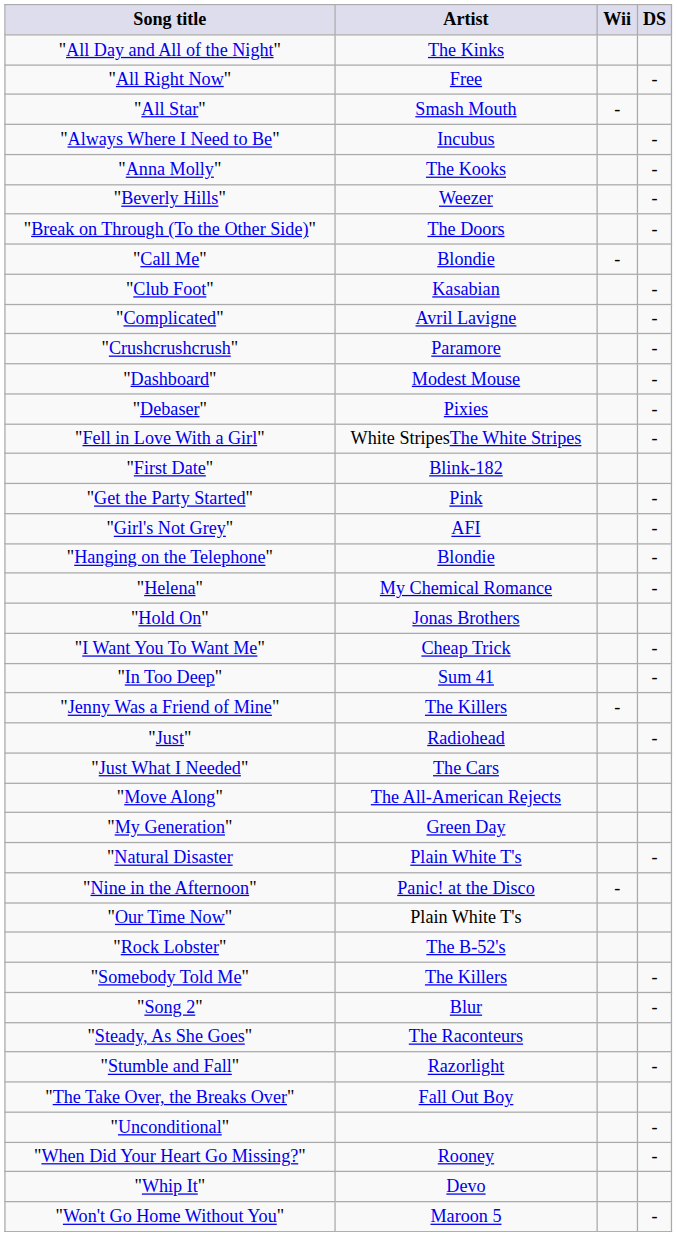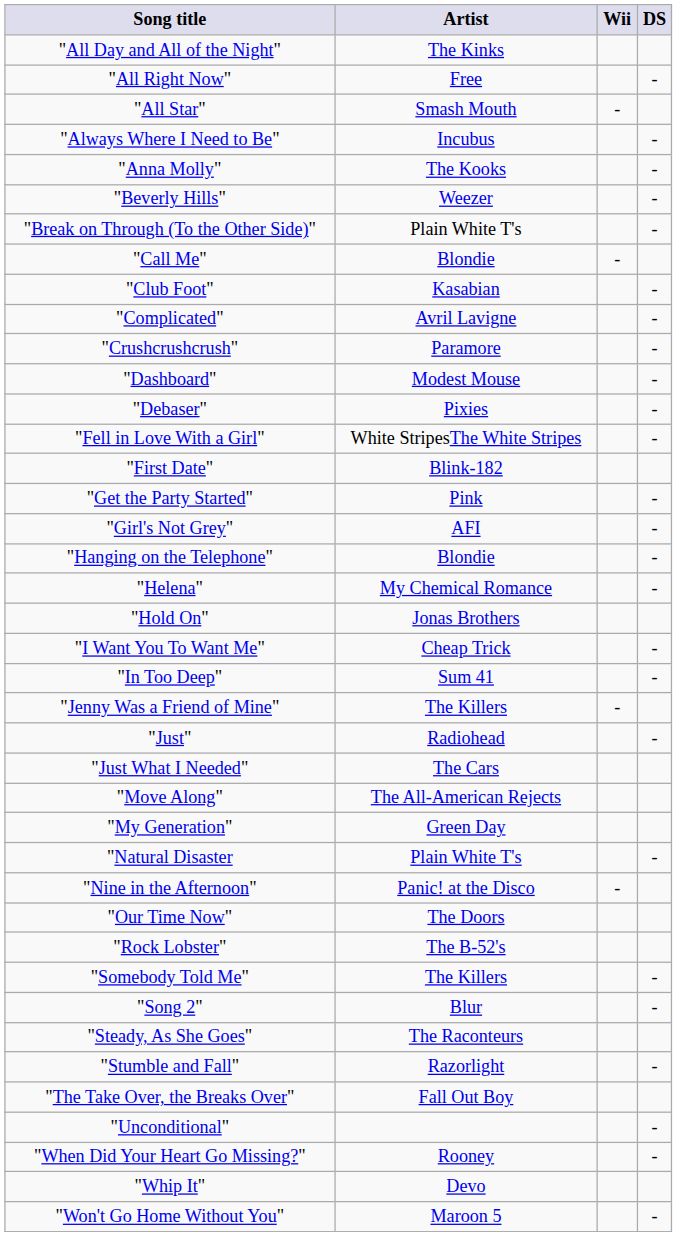(466, 228) The Doors -> (466, 228) Plain White T's
(466, 917) Plain White T's -> (466, 917) The Doors
